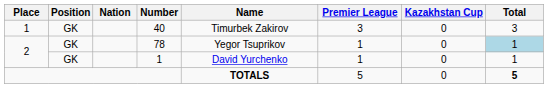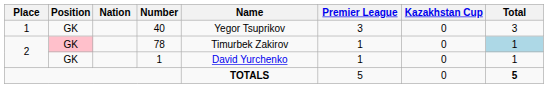(250, 28) Timurbek Zakirov -> (250, 28) Yegor Tsuprikov
(71, 44) no background -> (71, 44) pink background
(250, 44) Yegor Tsuprikov -> (250, 44) Timurbek Zakirov
